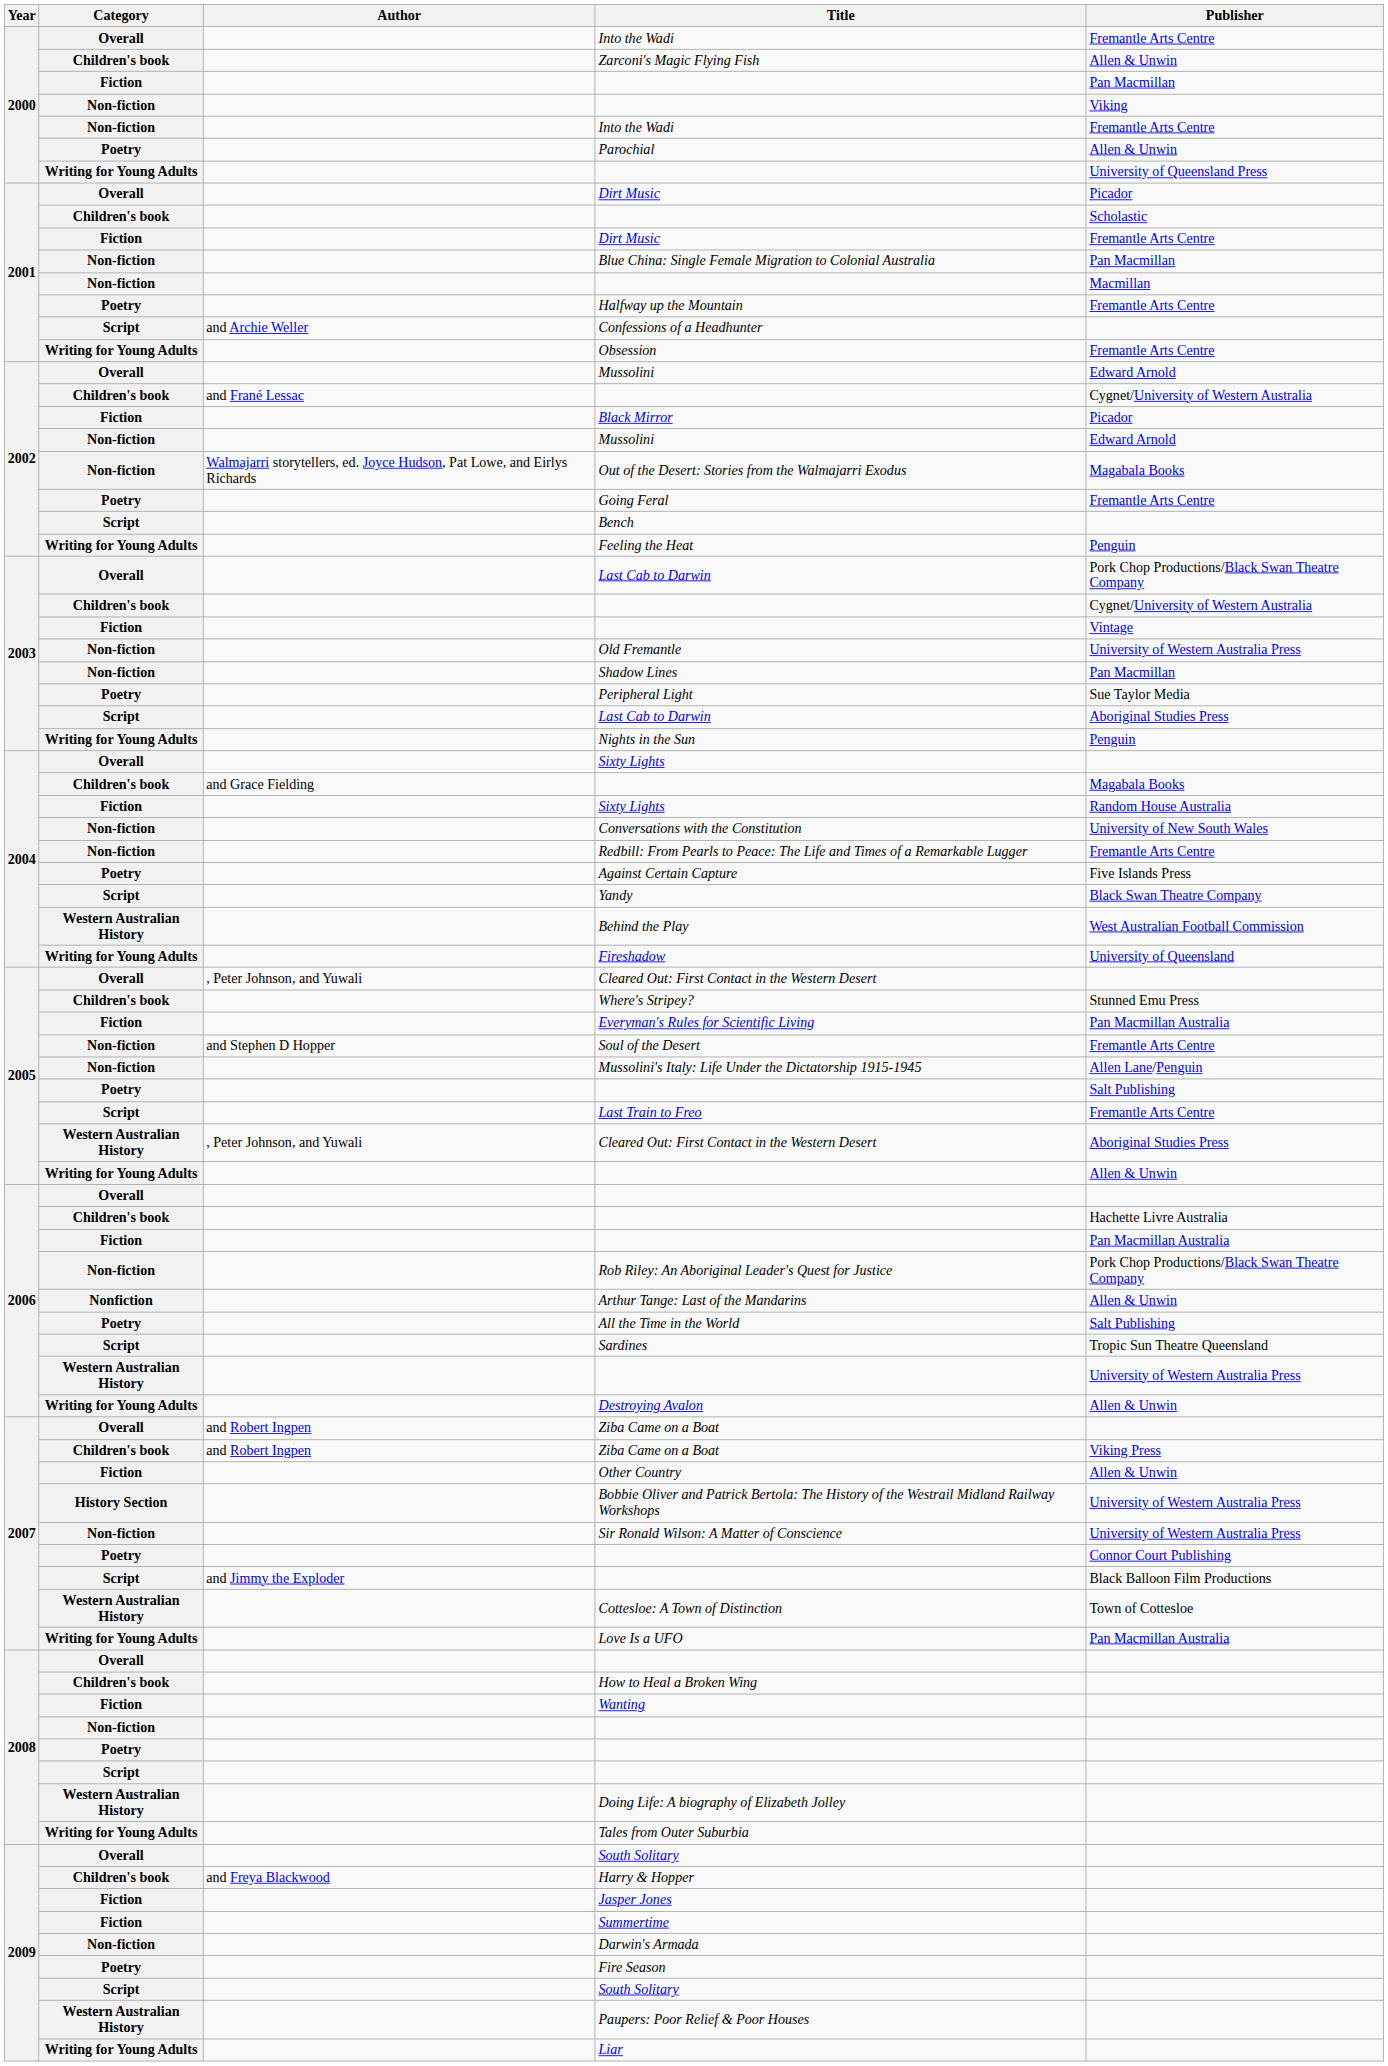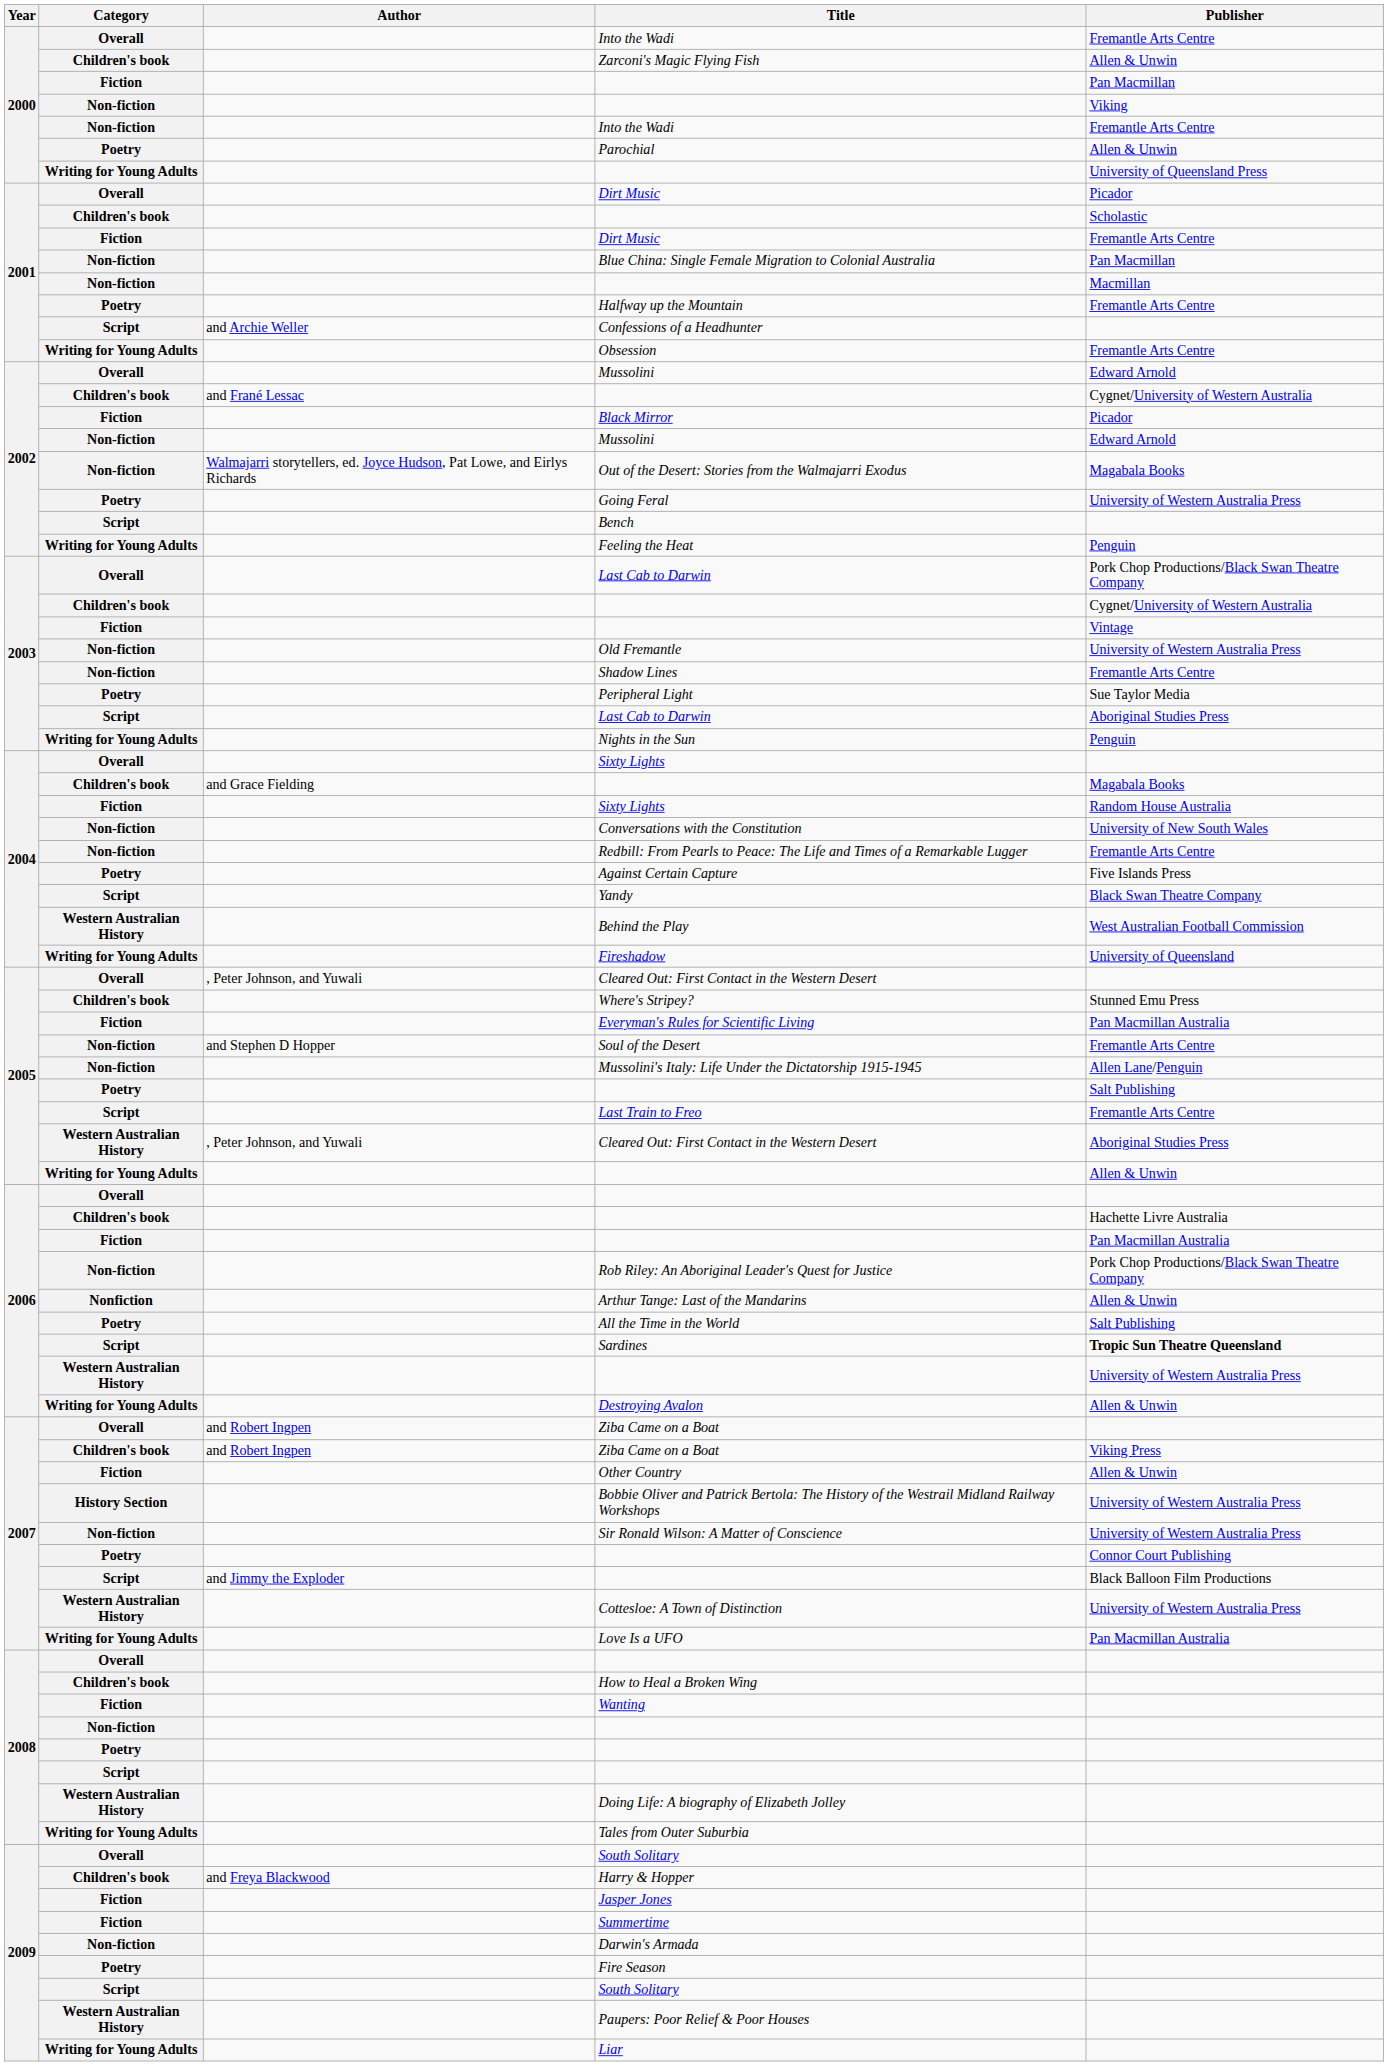(1152, 500) Fremantle Arts Centre -> (1195, 500) University of Western Australia Press
(1132, 672) Pan Macmillan -> (1152, 672) Fremantle Arts Centre
(1179, 1345) normal -> (1185, 1345) bold
(1141, 1608) Town of Cottesloe -> (1195, 1608) University of Western Australia Press
